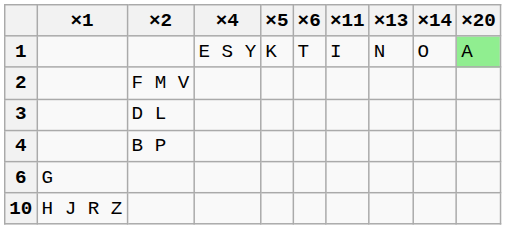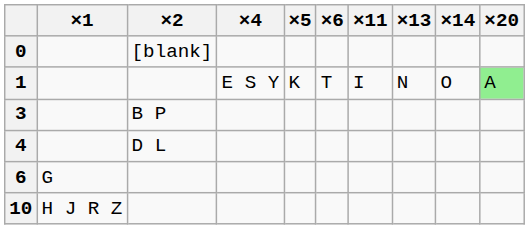+ row: (21, 52)
- row: (21, 83)
(149, 114) D L -> (149, 114) B P
(149, 146) B P -> (149, 146) D L
